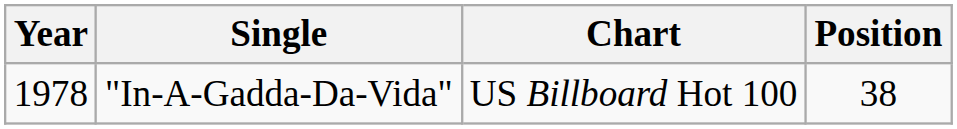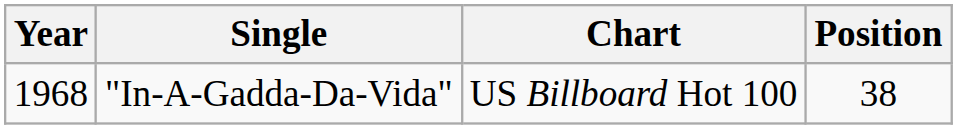(51, 92) 1978 -> (51, 92) 1968
